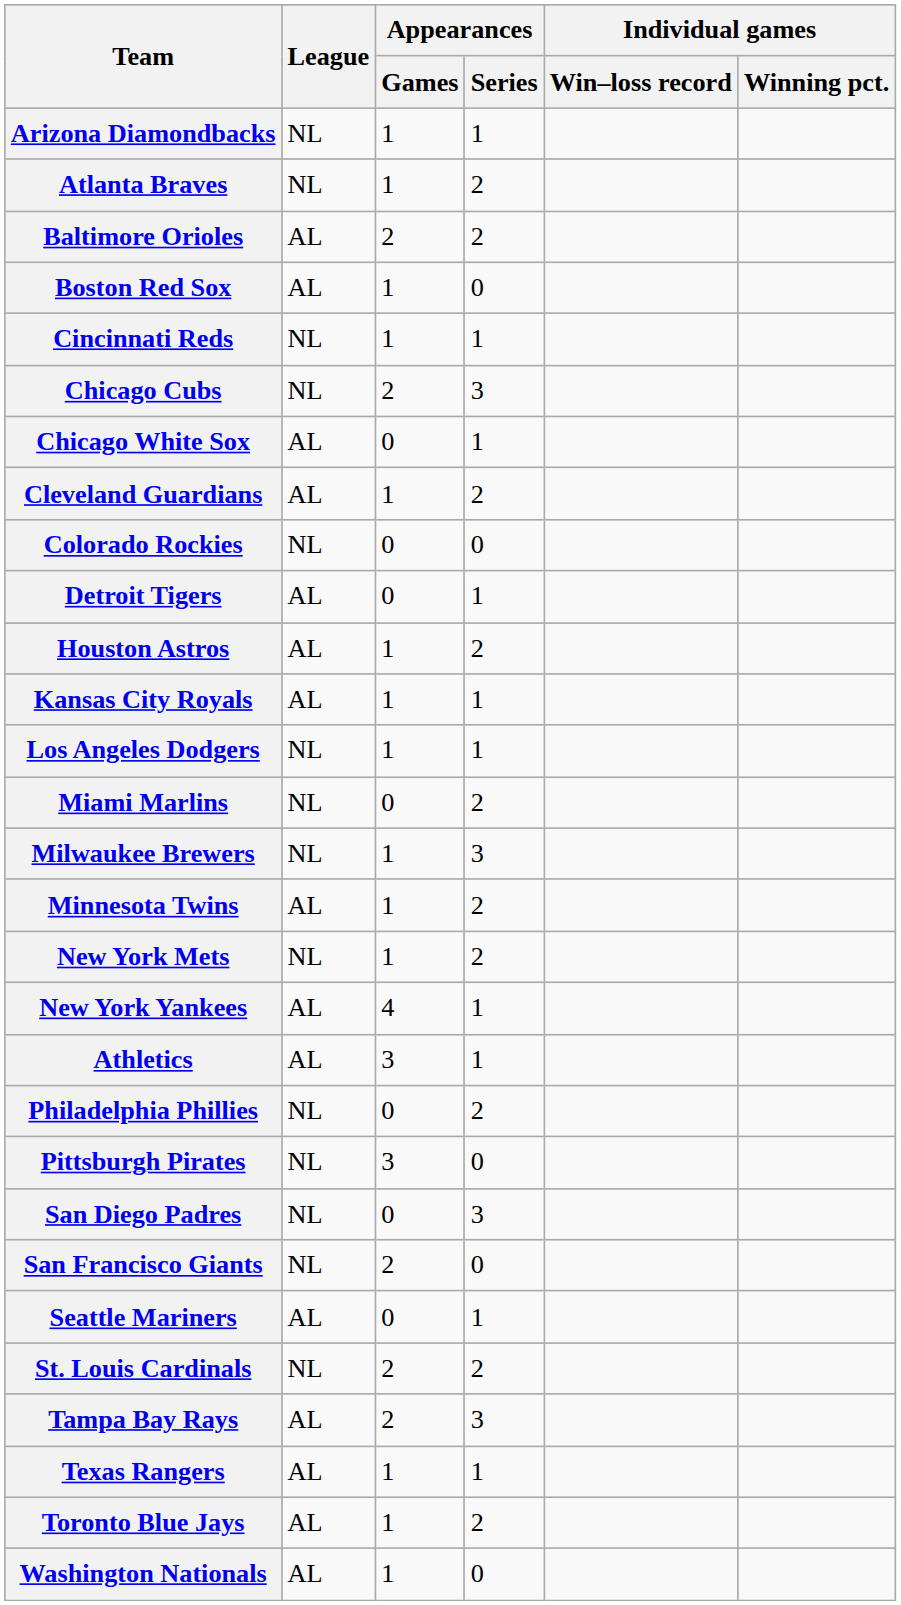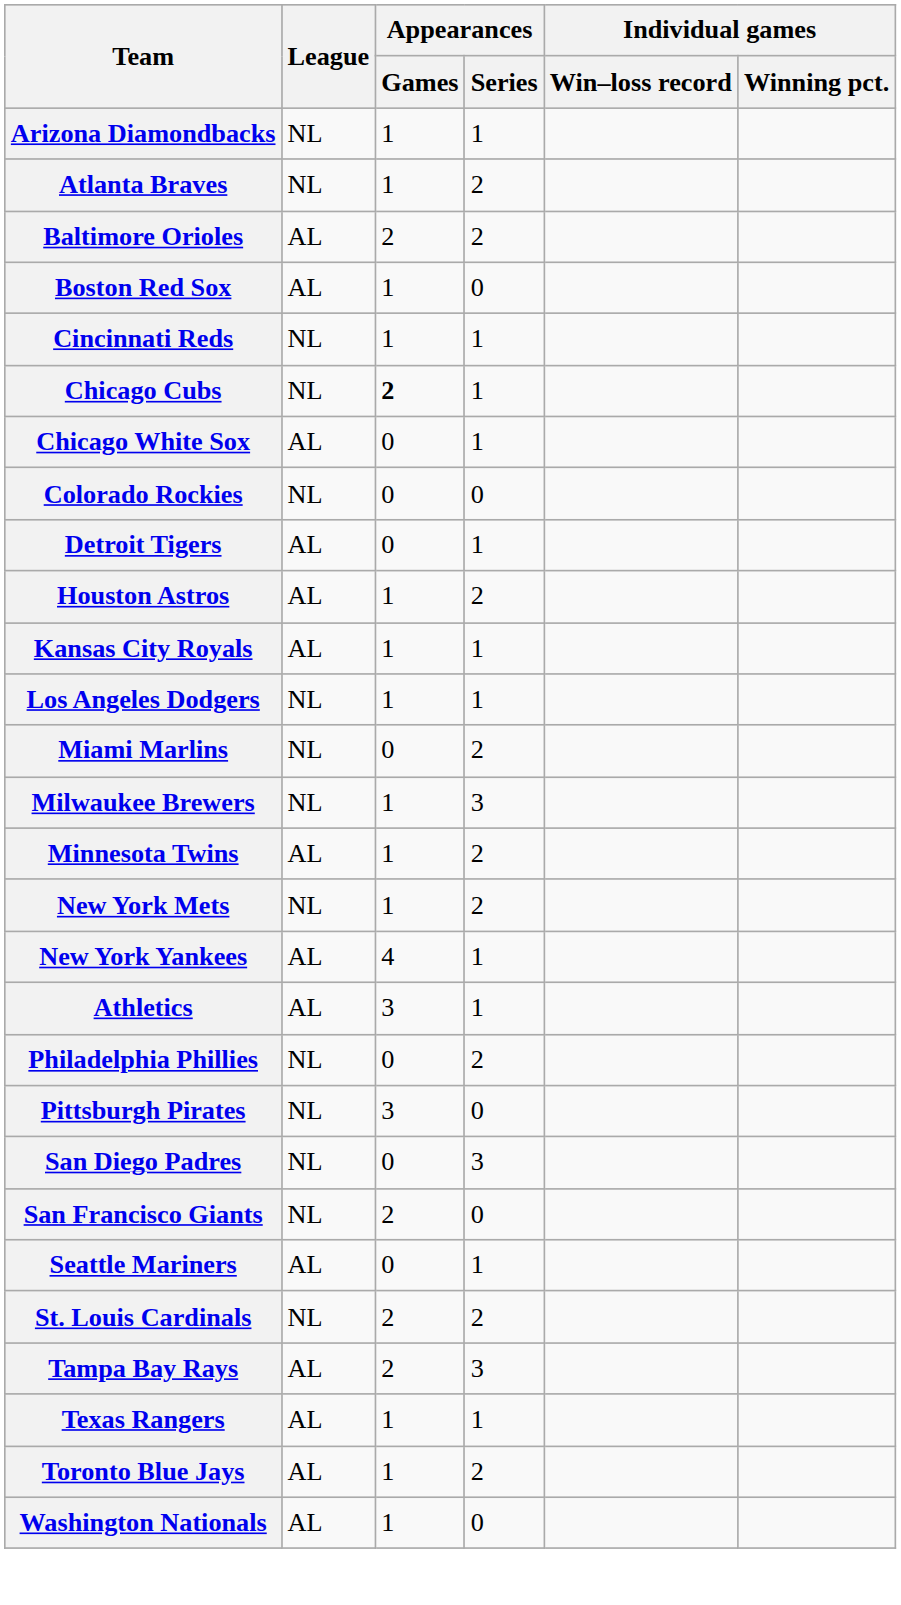(388, 390) normal -> (388, 390) bold
(477, 390) 3 -> (477, 390) 1
- row: (143, 493)
